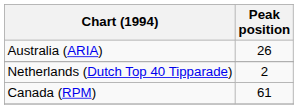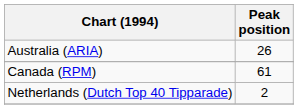rows swapped: (52, 93) <-> (120, 72)
